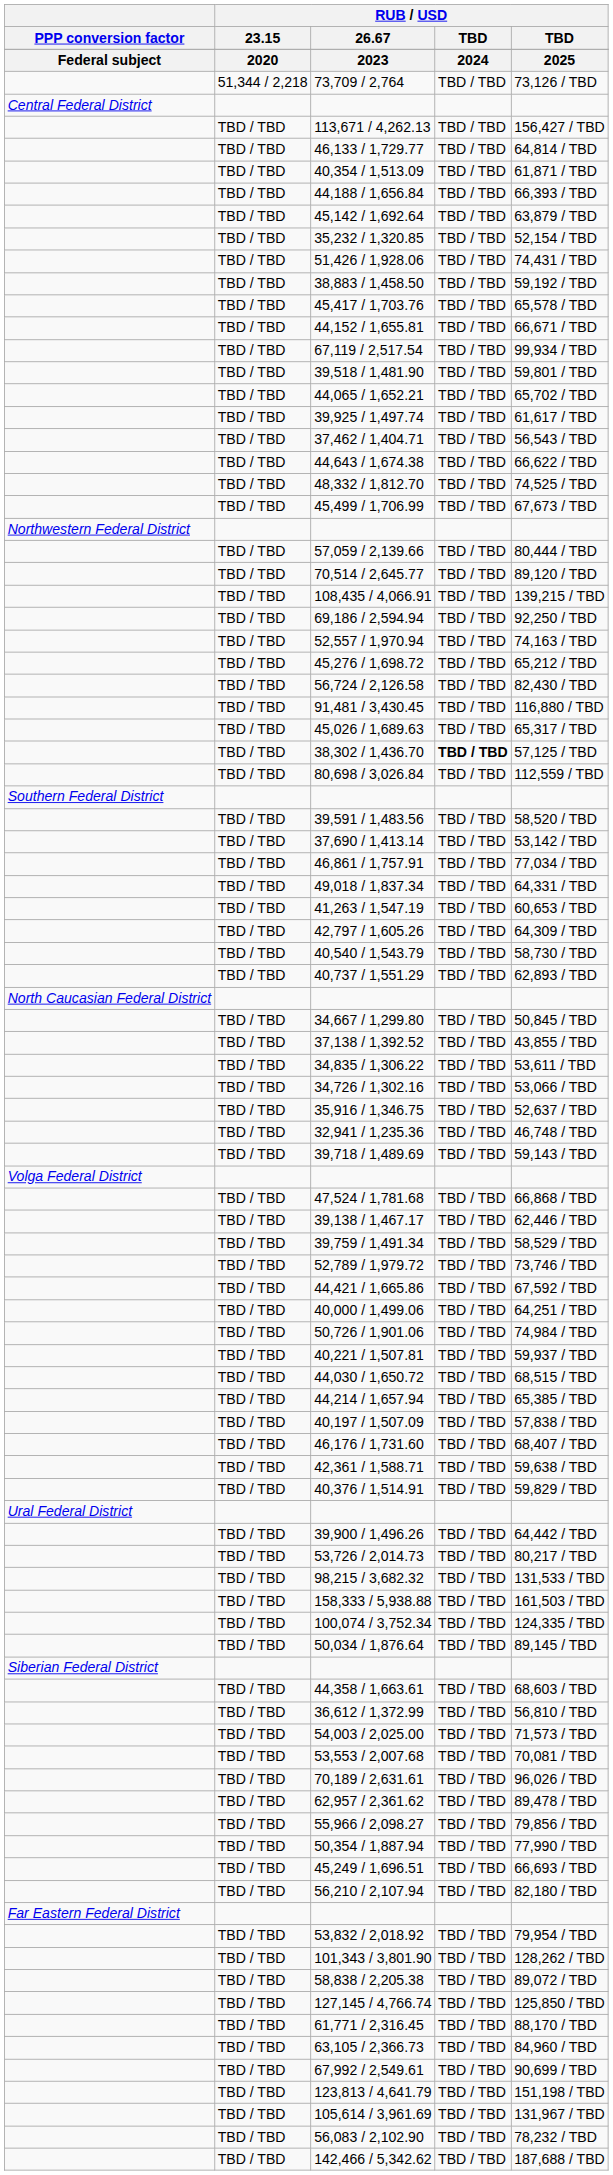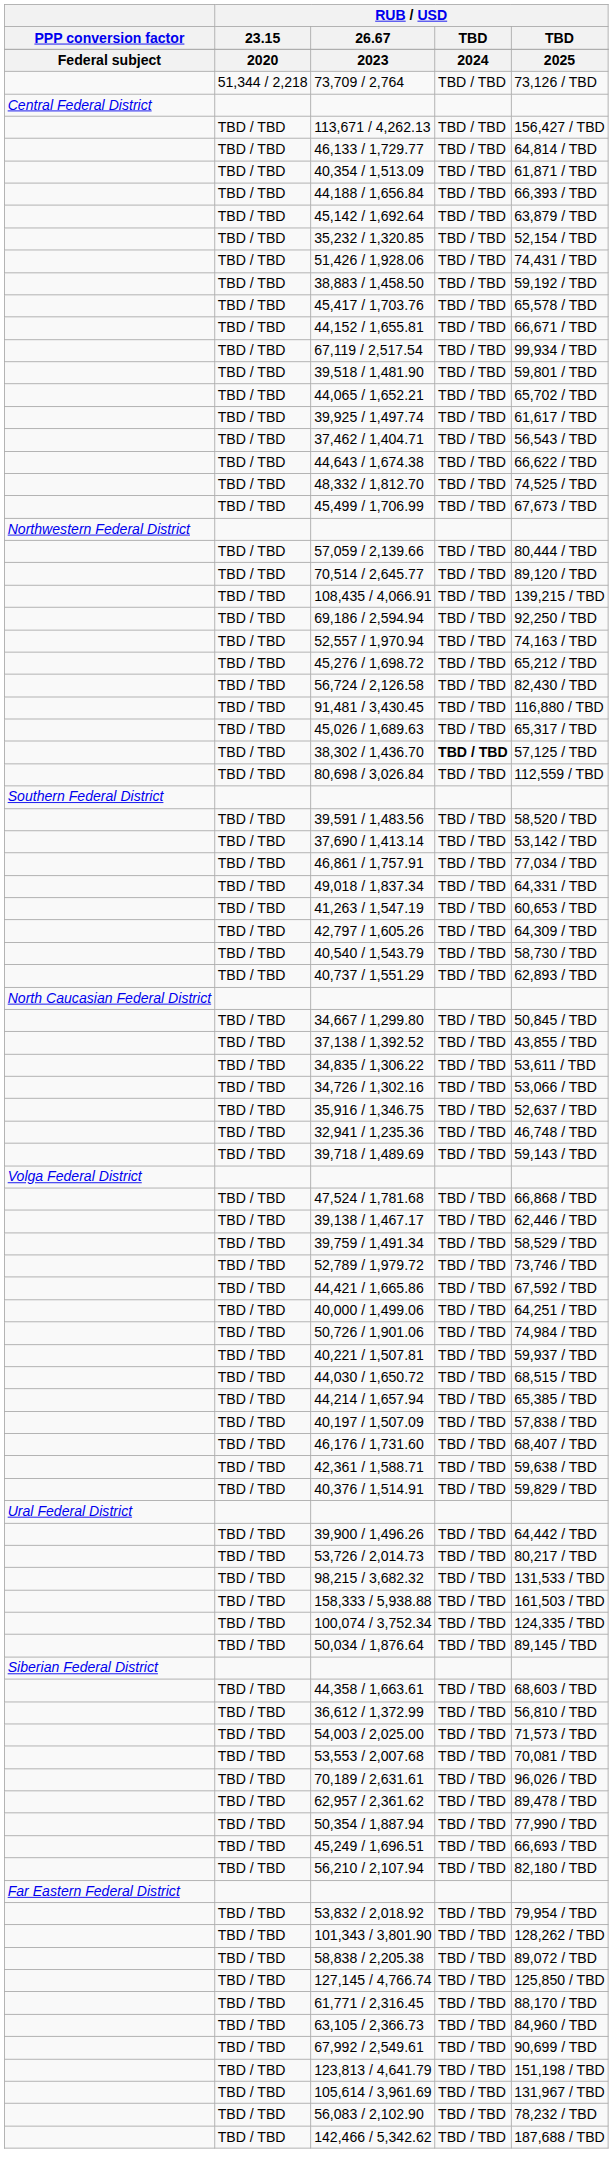- row: (109, 1824)
